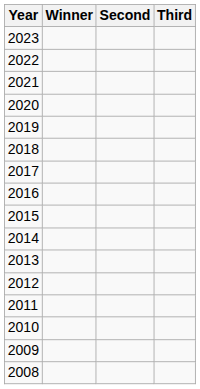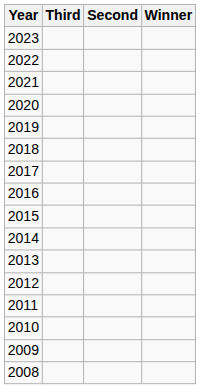columns swapped: (69, 15) <-> (175, 15)
